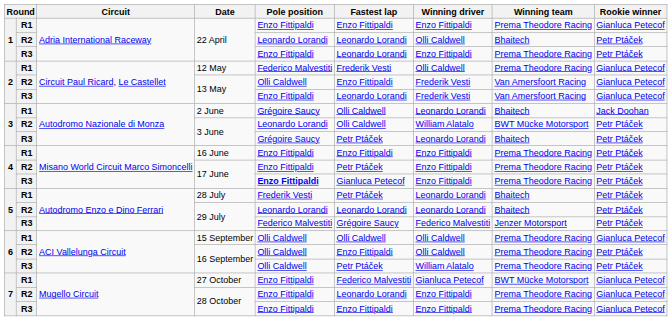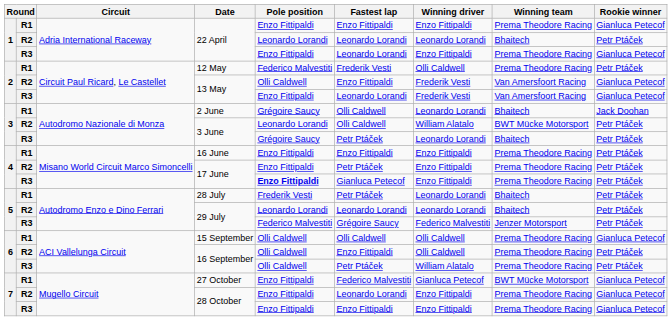(440, 39) Olli Caldwell -> (451, 39) Leonardo Lorandi
(620, 53) Petr Ptáček -> (631, 53) Gianluca Petecof
(631, 68) Gianluca Petecof -> (620, 68) Petr Ptáček
